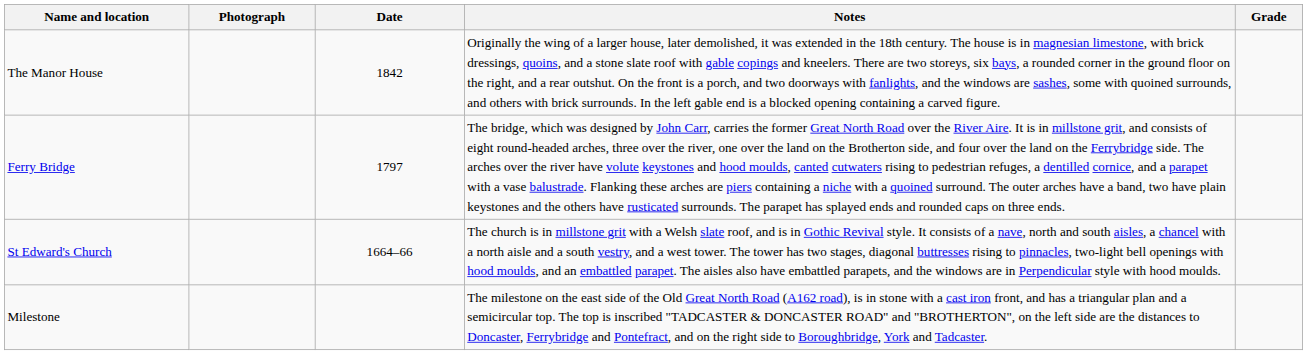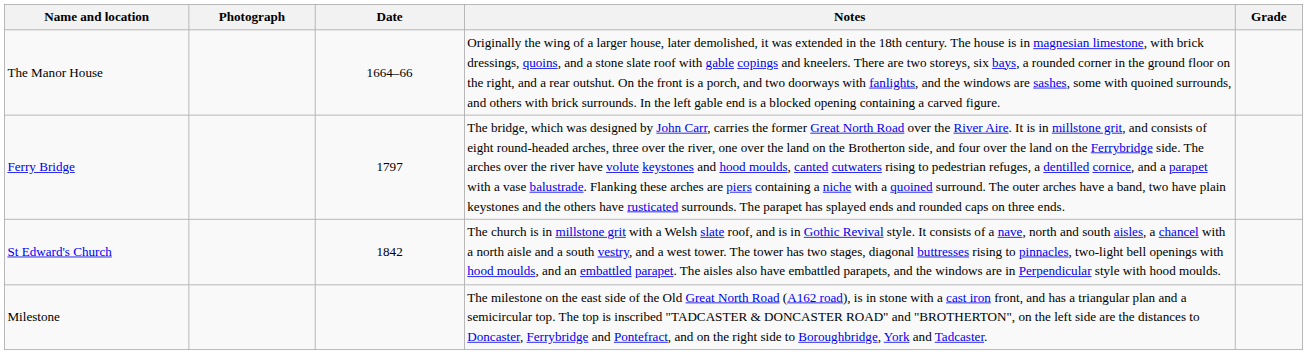(390, 72) 1842 -> (390, 72) 1664–66
(390, 251) 1664–66 -> (390, 251) 1842
